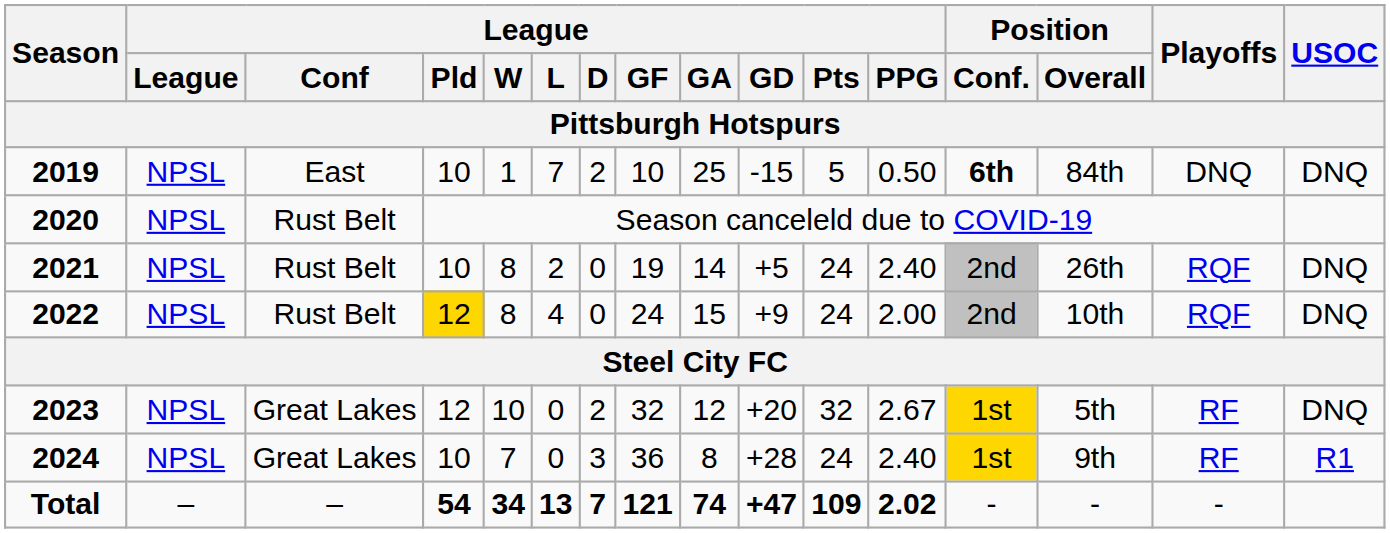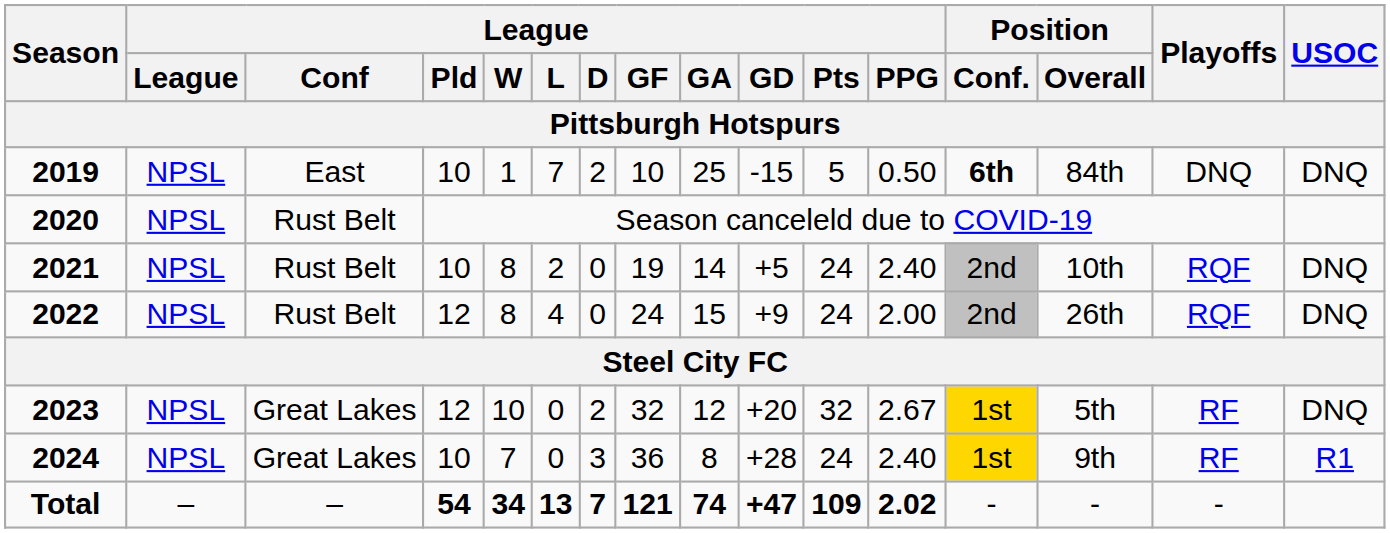(1095, 267) 26th -> (1095, 267) 10th
(454, 314) gold background -> (454, 314) no background
(1095, 314) 10th -> (1095, 314) 26th
